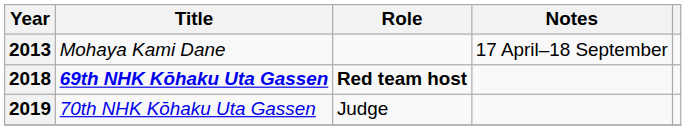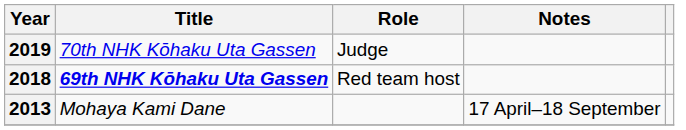rows swapped: (30, 49) <-> (30, 109)
(402, 79) bold -> (398, 79) normal
